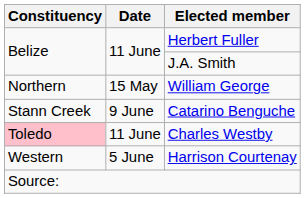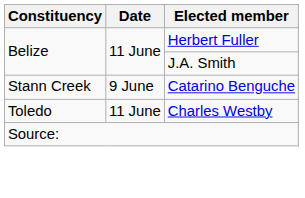- row: (219, 87)
(30, 134) pink background -> (30, 110) no background
- row: (232, 157)
